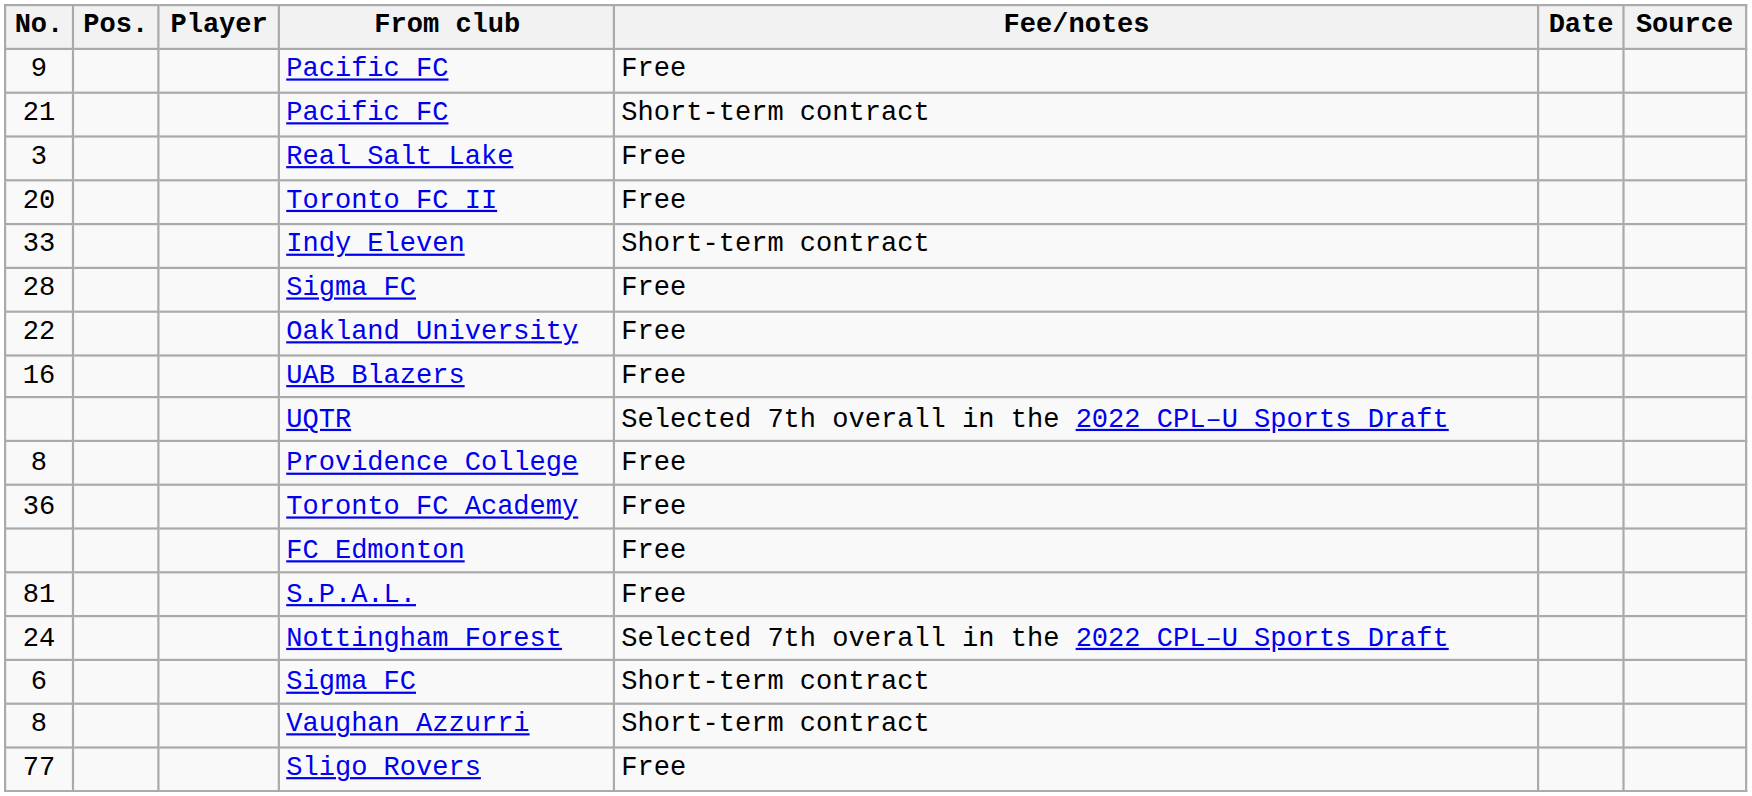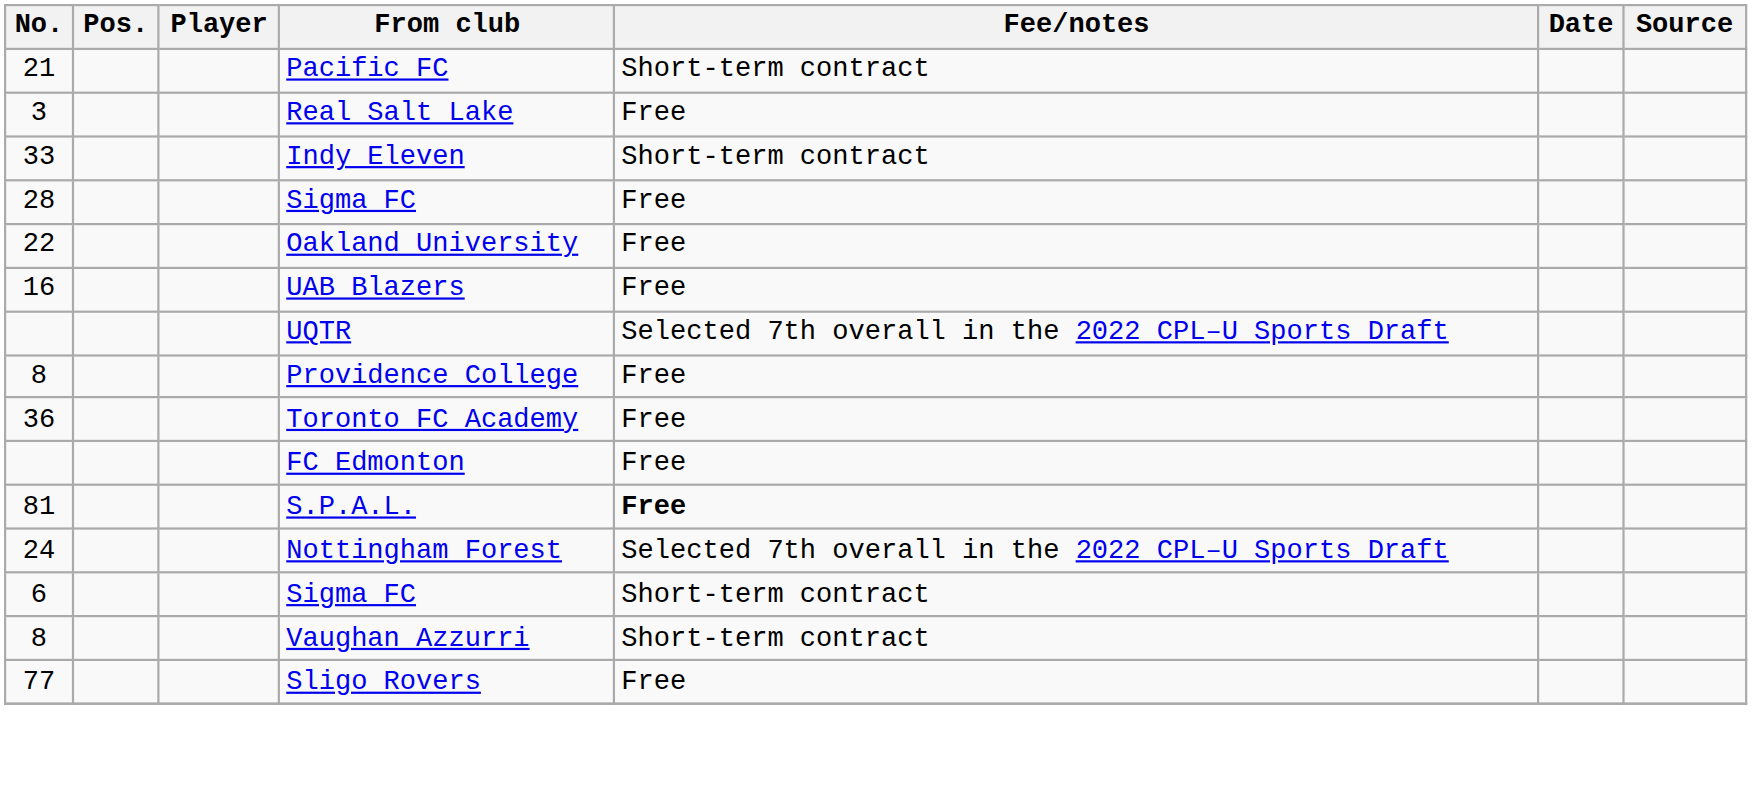- row: (39, 71)
- row: (39, 202)
(654, 595) normal -> (654, 508) bold
